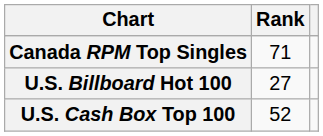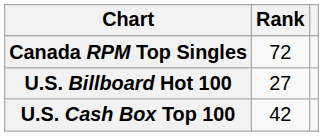(280, 51) 71 -> (280, 51) 72
(280, 114) 52 -> (280, 114) 42
